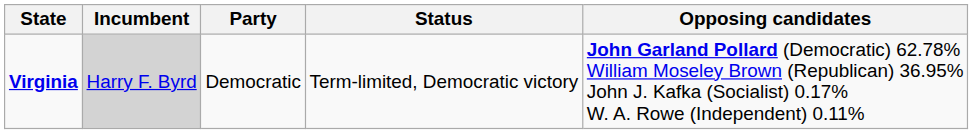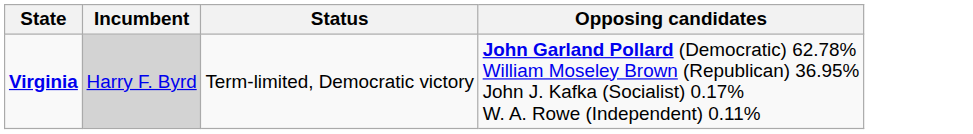- column: (253, 19)
